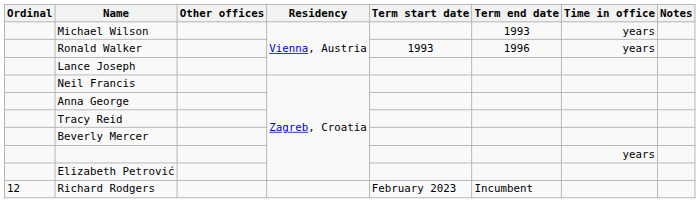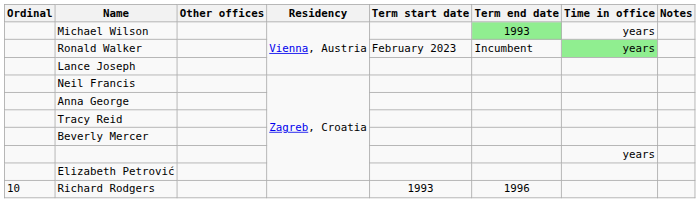(517, 31) no background -> (517, 31) lightgreen background
(421, 48) 1993 -> (414, 48) February 2023
(517, 48) 1996 -> (504, 48) Incumbent
(639, 48) no background -> (639, 48) lightgreen background
(13, 189) 12 -> (13, 189) 10
(414, 189) February 2023 -> (421, 189) 1993
(504, 189) Incumbent -> (517, 189) 1996
